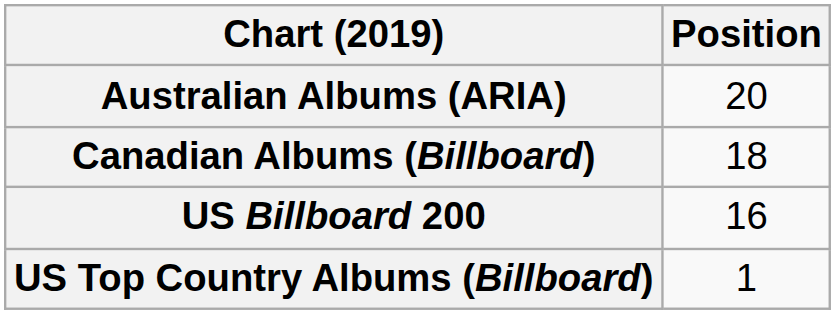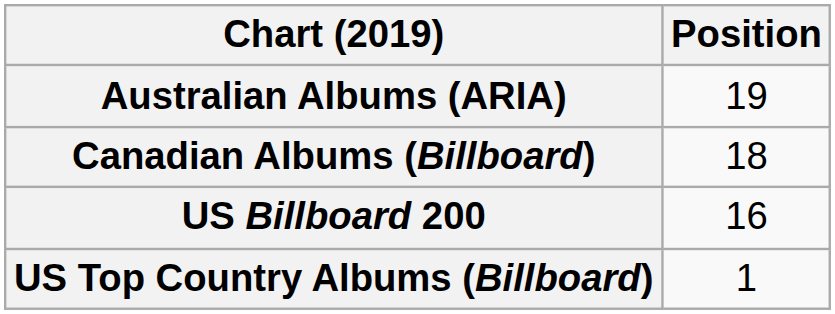(746, 95) 20 -> (746, 95) 19
